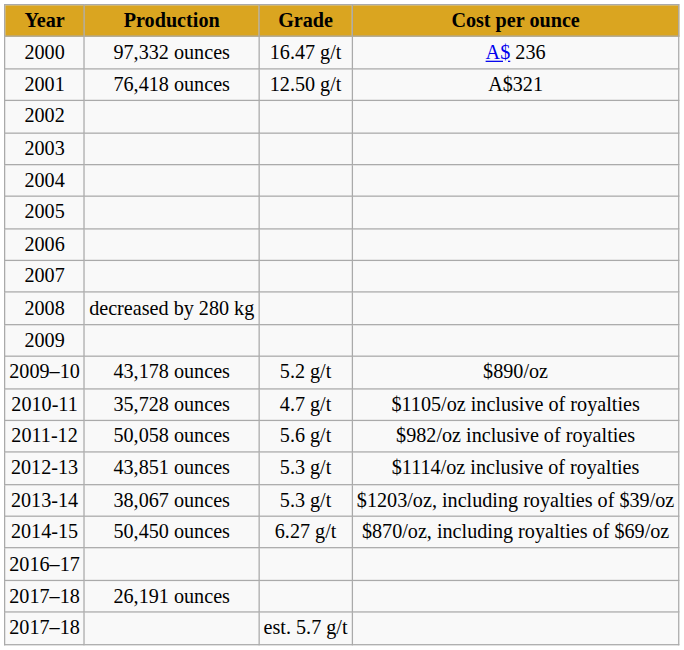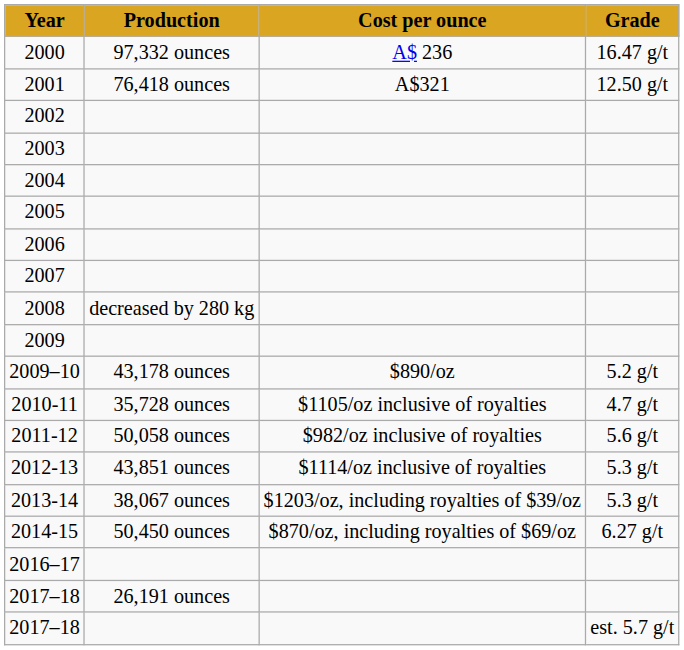columns swapped: (306, 20) <-> (516, 20)
